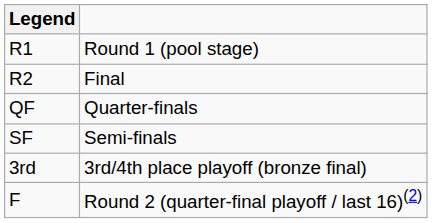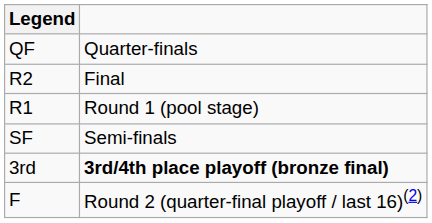rows swapped: (21, 49) <-> (22, 108)
(225, 167) normal -> (236, 167) bold
